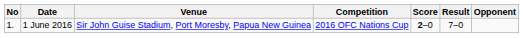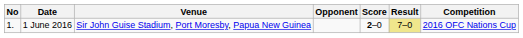columns swapped: (495, 11) <-> (362, 11)
(456, 25) no background -> (405, 25) khaki background
